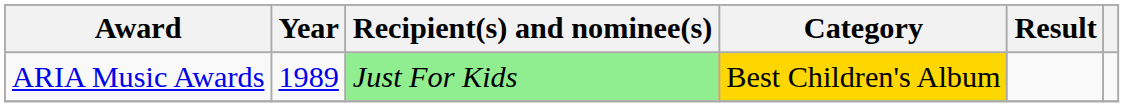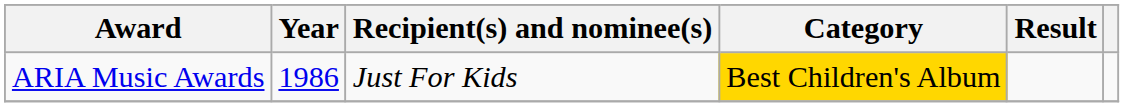(309, 76) 1989 -> (309, 76) 1986
(435, 76) lightgreen background -> (435, 76) no background
